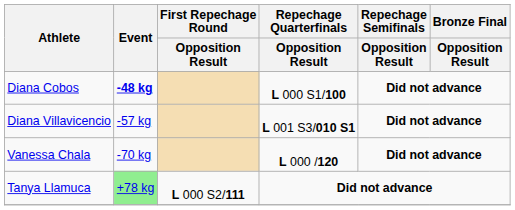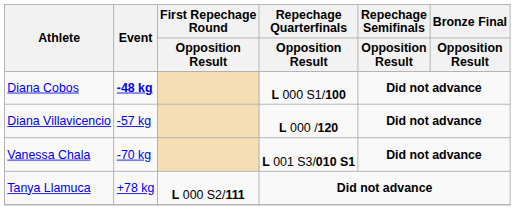(309, 128) L 001 S3/010 S1 -> (309, 128) L 000 /120
(309, 162) L 000 /120 -> (309, 162) L 001 S3/010 S1
(136, 188) lightgreen background -> (136, 188) no background
